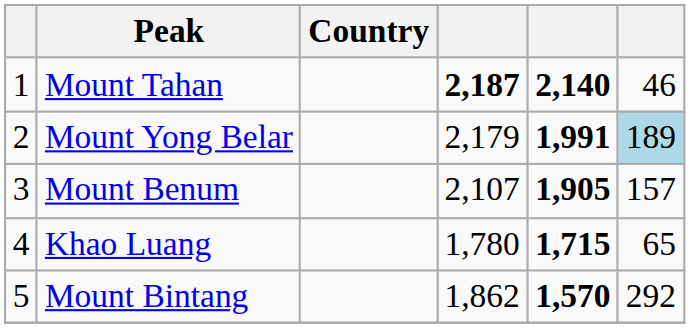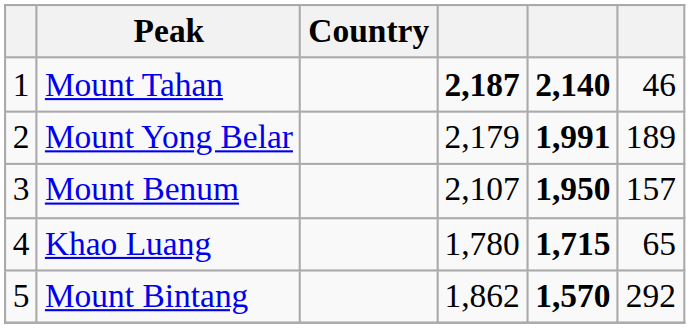(651, 137) lightblue background -> (651, 137) no background
(573, 190) 1,905 -> (573, 190) 1,950
